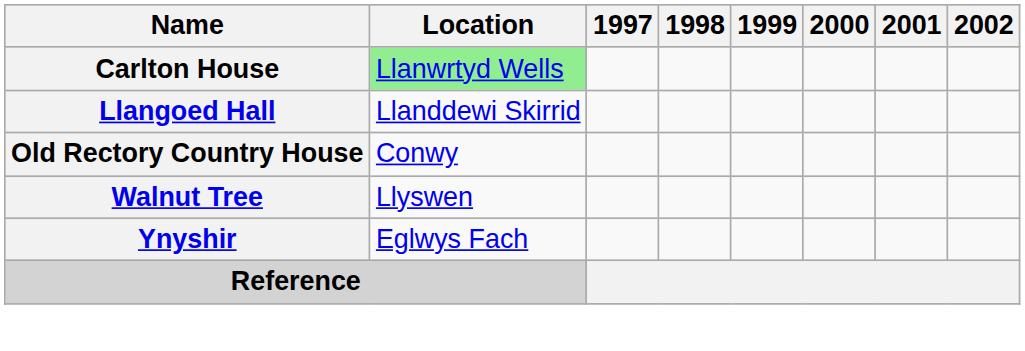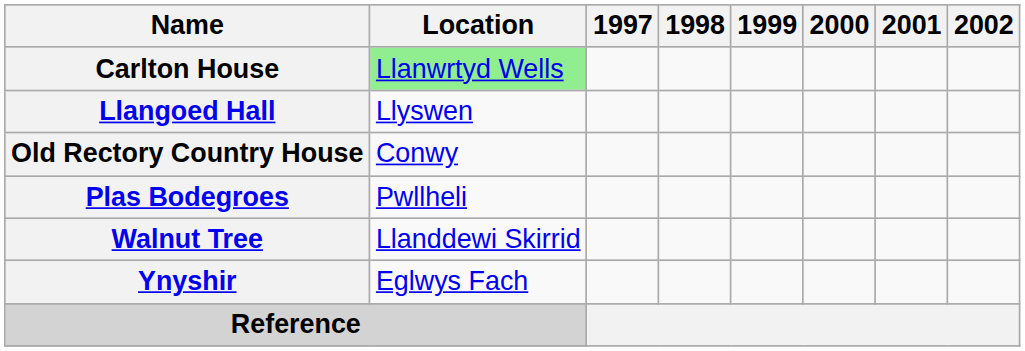(478, 111) Llanddewi Skirrid -> (424, 111) Llyswen
+ row: (187, 196)
(424, 196) Llyswen -> (478, 238) Llanddewi Skirrid
